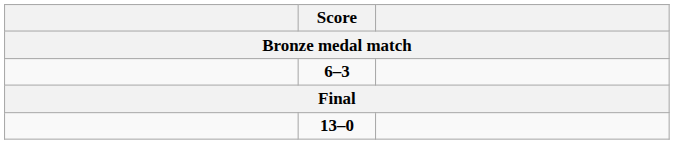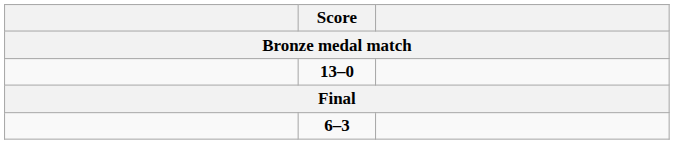rows swapped: (337, 71) <-> (337, 125)
